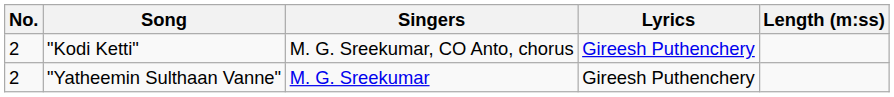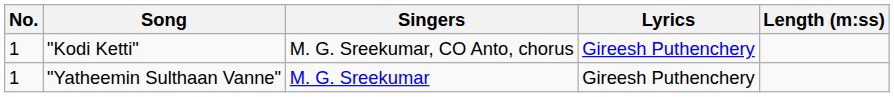(14, 48) 2 -> (14, 48) 1
(14, 78) 2 -> (14, 78) 1
